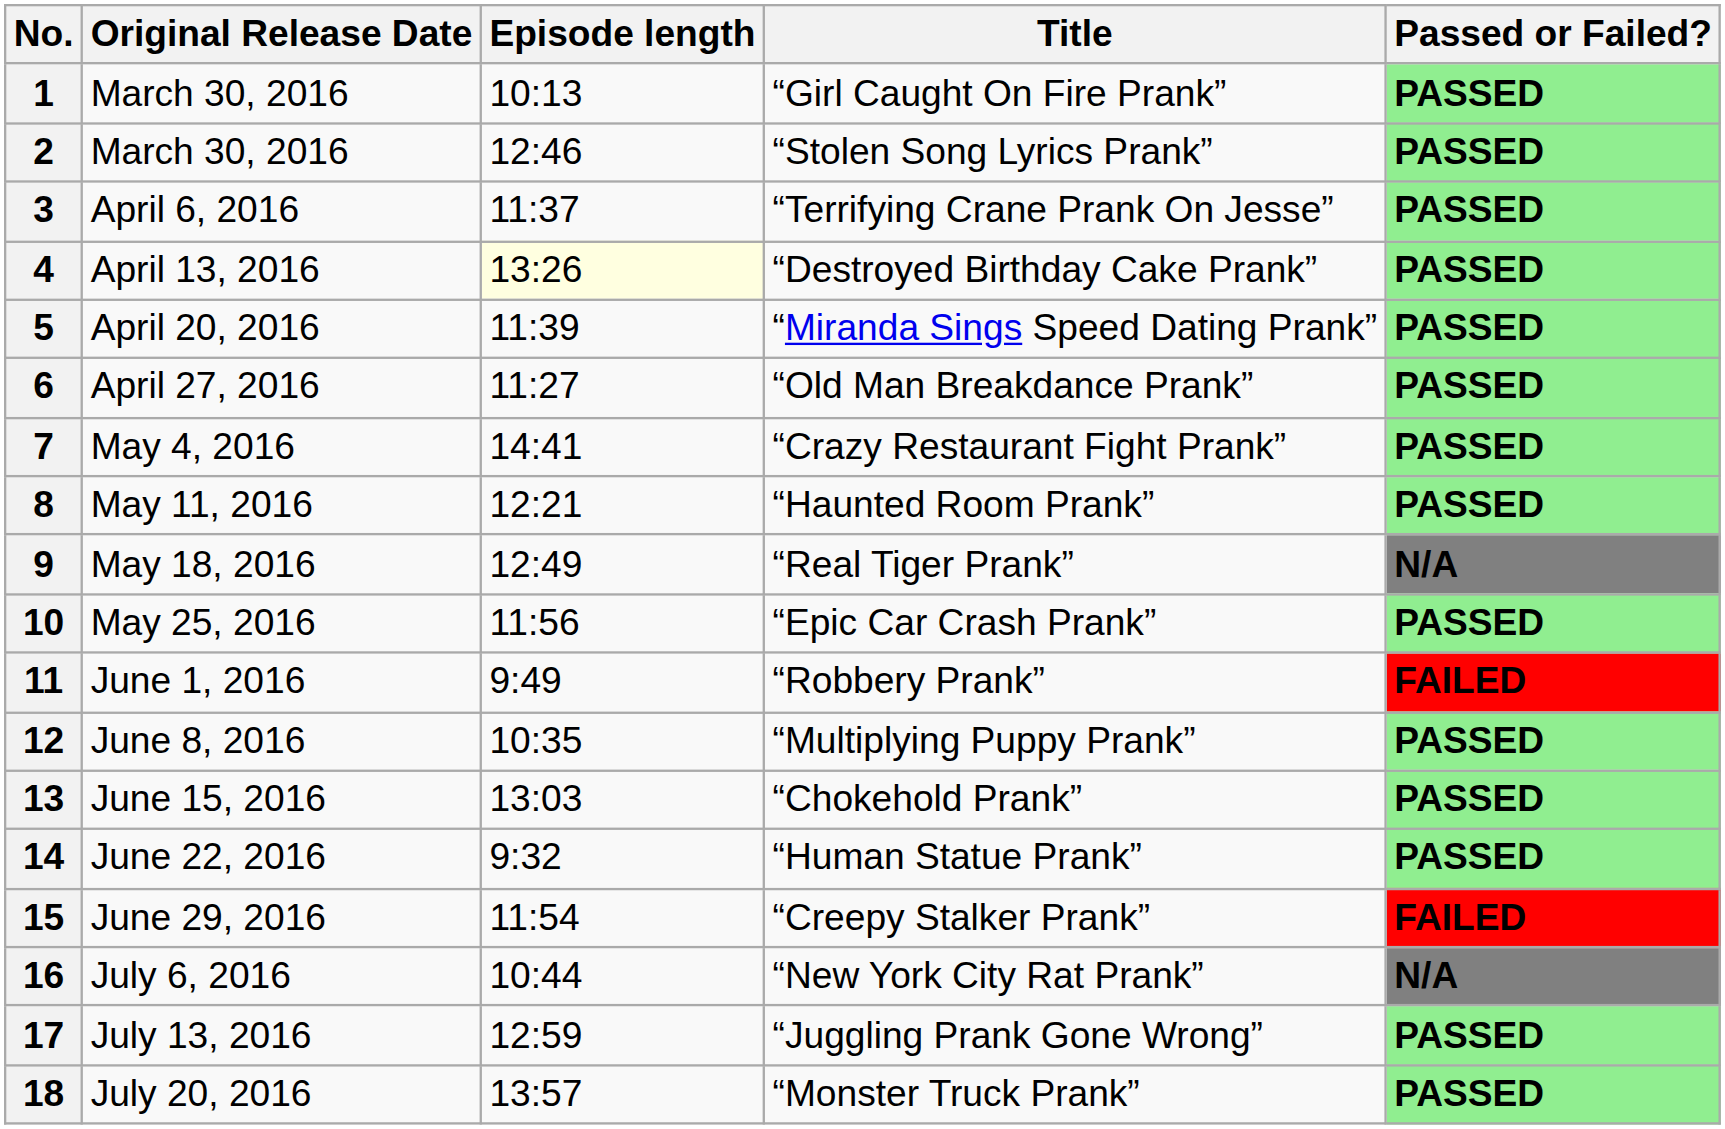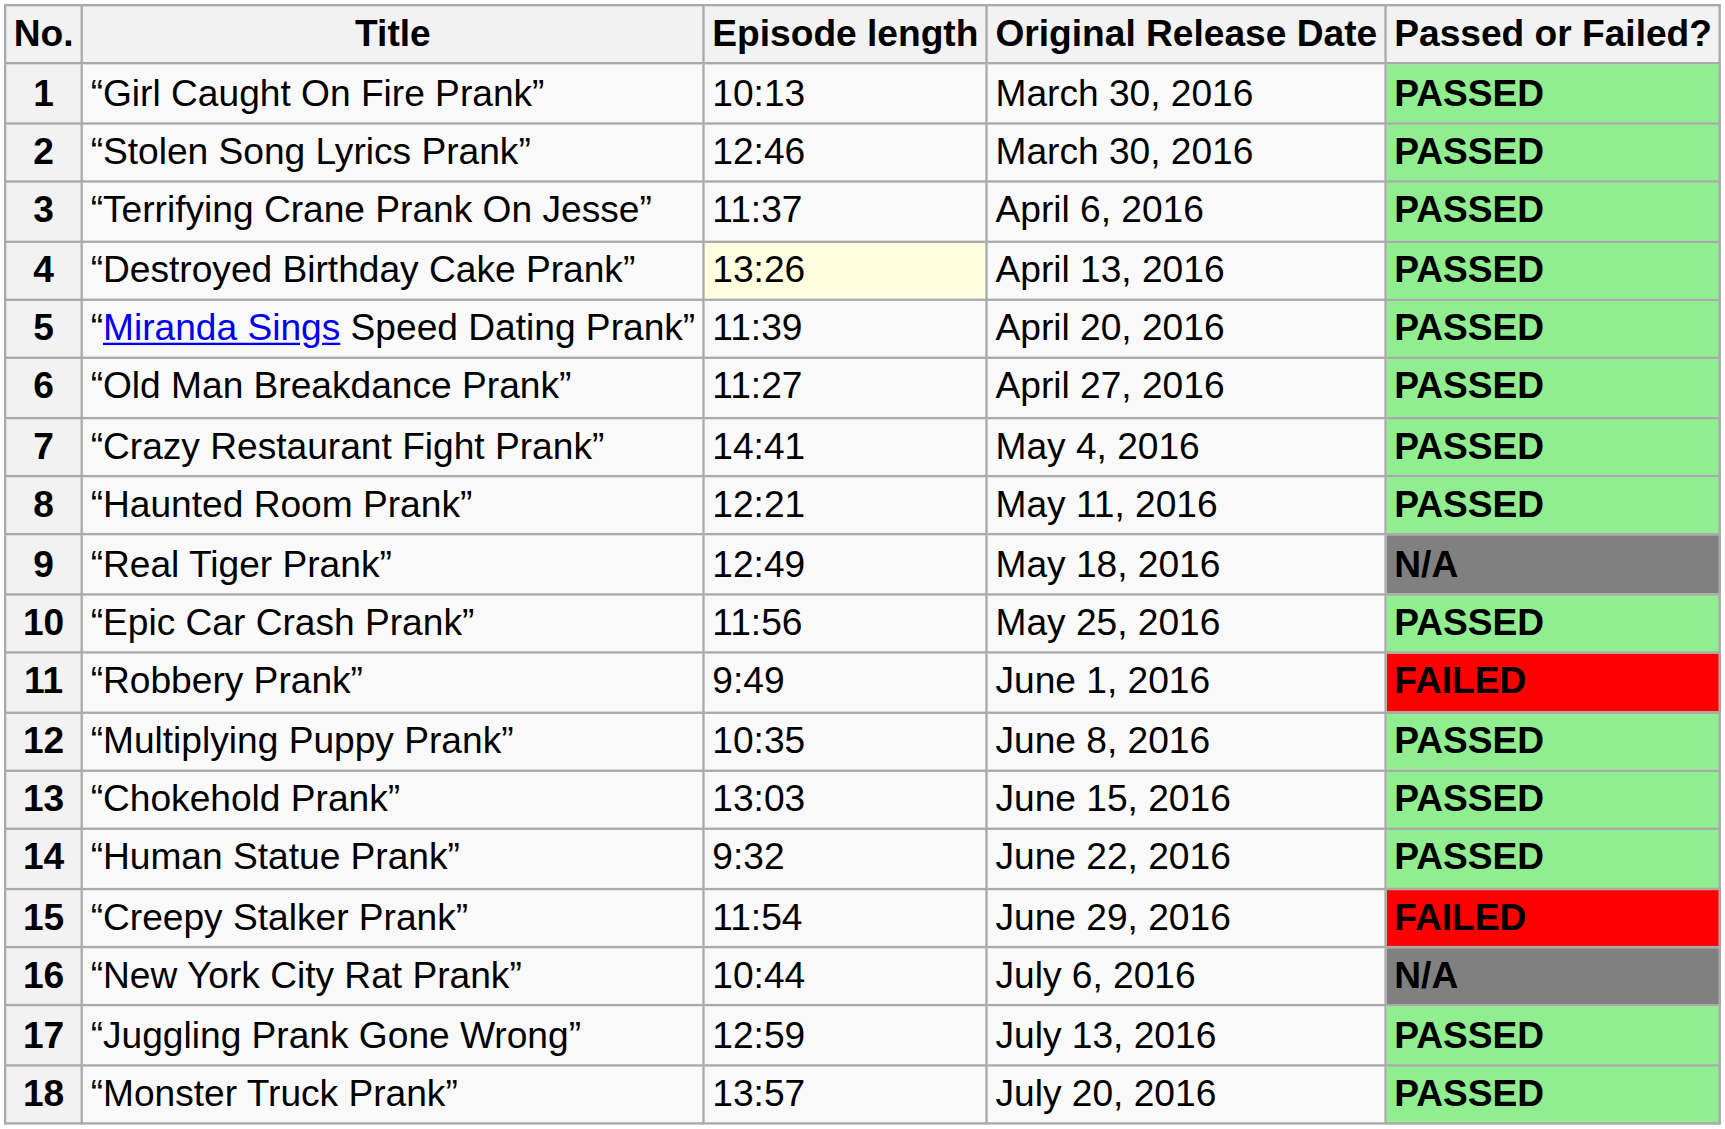columns swapped: (1075, 33) <-> (281, 33)
